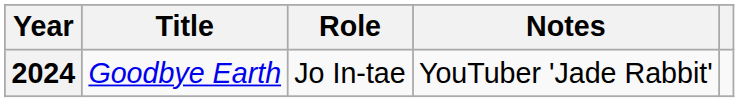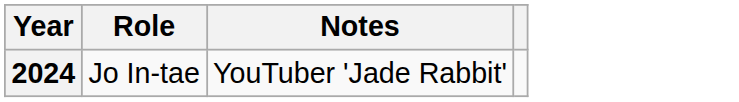- column: (185, 27)
